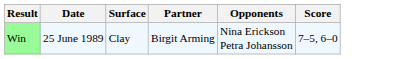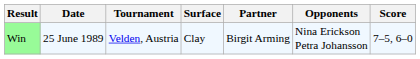+ column: (144, 13)
